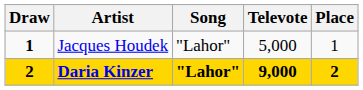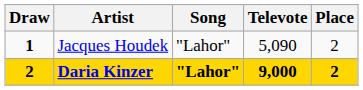(278, 44) 5,000 -> (278, 44) 5,090
(335, 44) 1 -> (335, 44) 2
